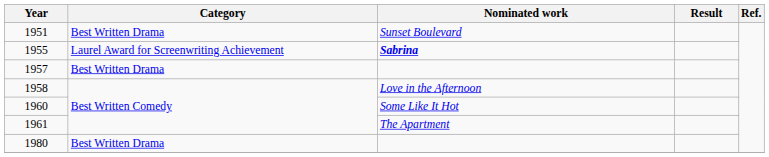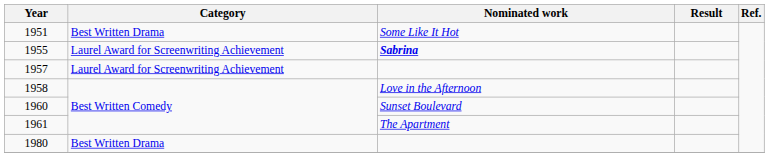(421, 32) Sunset Boulevard -> (419, 32) Some Like It Hot
(118, 69) Best Written Drama -> (177, 69) Laurel Award for Screenwriting Achievement
(419, 106) Some Like It Hot -> (421, 106) Sunset Boulevard
